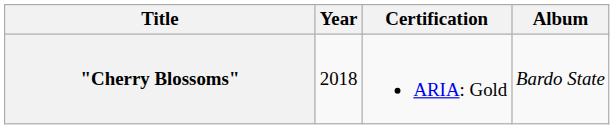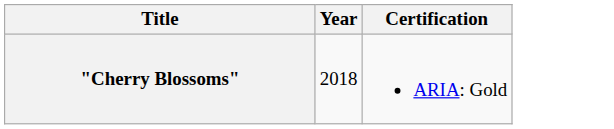- column: (560, 19)
